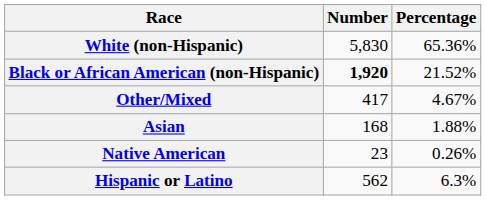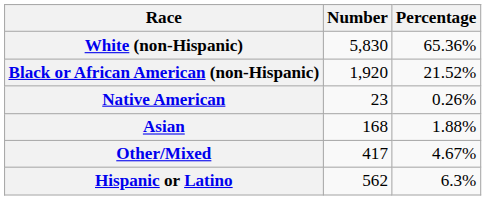(369, 72) bold -> (369, 72) normal
rows swapped: (164, 153) <-> (164, 99)
